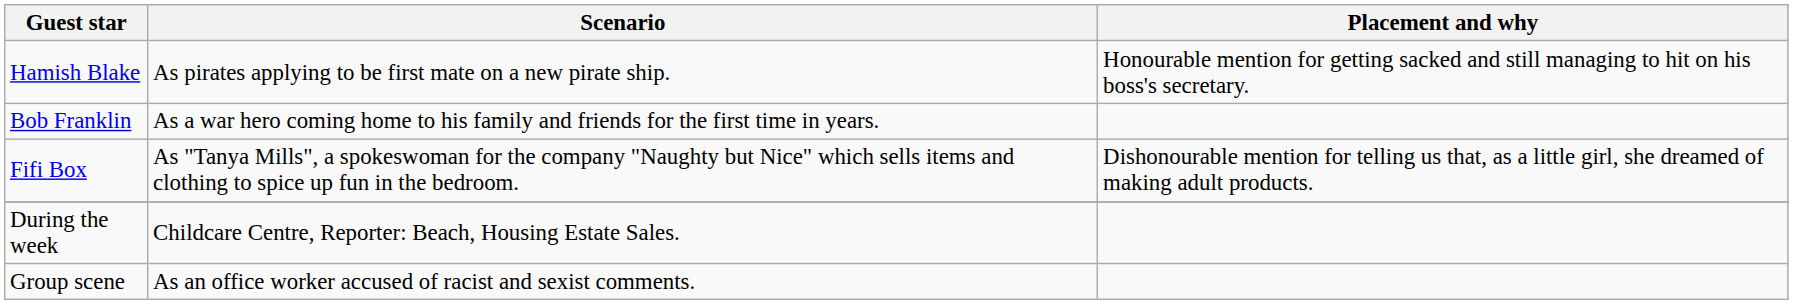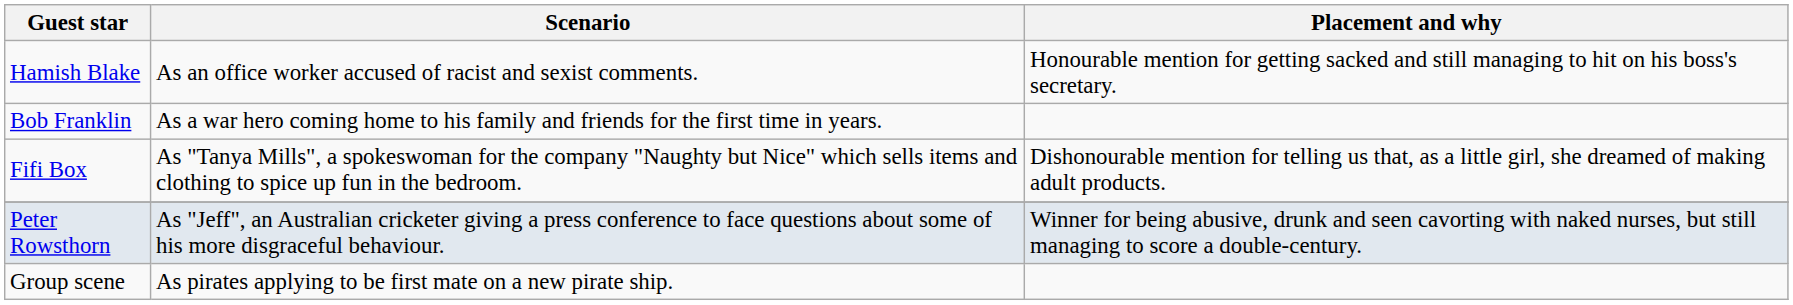(412, 71) As pirates applying to be first mate on a new pirate ship. -> (427, 71) As an office worker accused of racist and sexist comments.
+ row: (60, 232)
- row: (59, 232)
(424, 281) As an office worker accused of racist and sexist comments. -> (415, 281) As pirates applying to be first mate on a new pirate ship.
